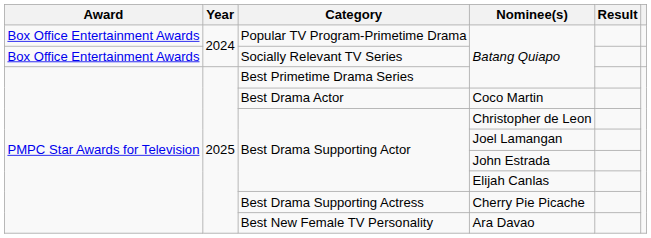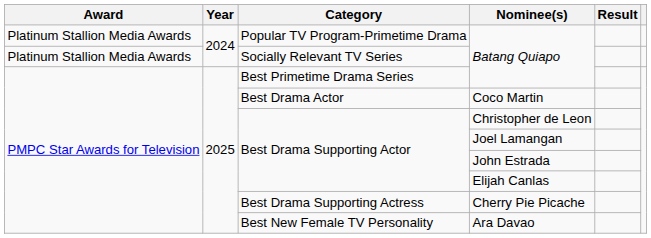(103, 35) Box Office Entertainment Awards -> (99, 35) Platinum Stallion Media Awards
(103, 56) Box Office Entertainment Awards -> (99, 56) Platinum Stallion Media Awards
